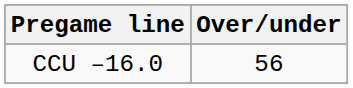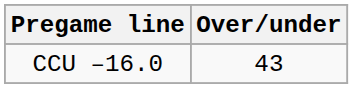(269, 64) 56 -> (269, 64) 43
